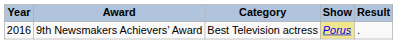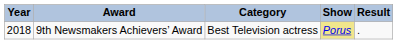(19, 30) 2016 -> (19, 30) 2018
